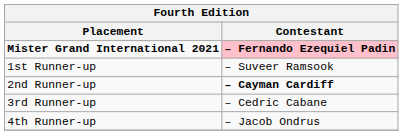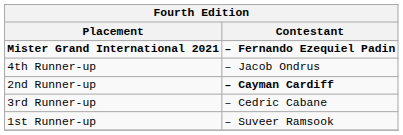(310, 49) pink background -> (310, 49) no background
rows swapped: (52, 67) <-> (52, 121)
